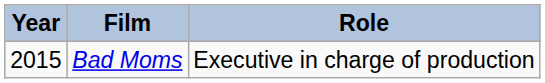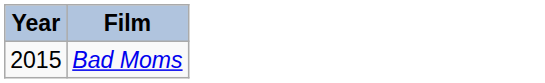- column: (364, 23)
